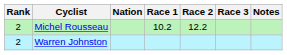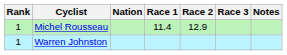(18, 27) 2 -> (18, 27) 1
(162, 27) 10.2 -> (162, 27) 11.4
(198, 27) 12.2 -> (198, 27) 12.9
(18, 42) 2 -> (18, 42) 1
